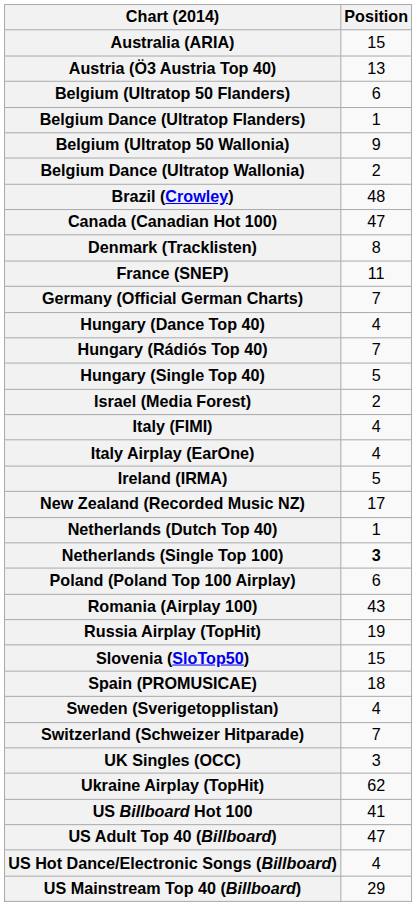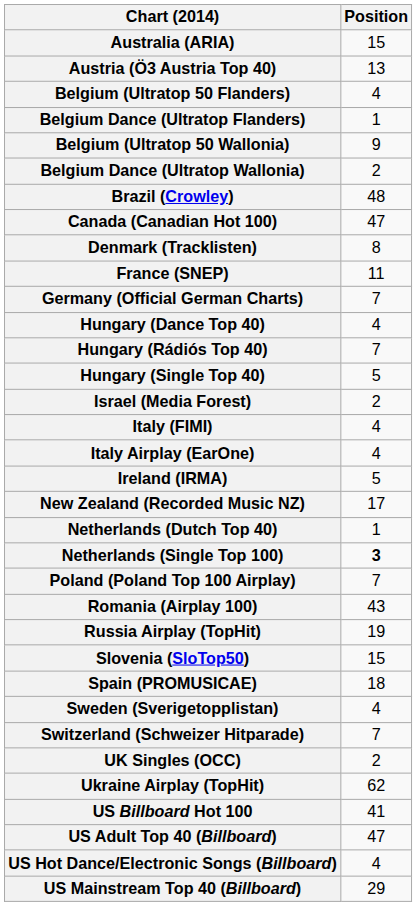(376, 94) 6 -> (376, 94) 4
(376, 581) 6 -> (376, 581) 7
(376, 760) 3 -> (376, 760) 2
